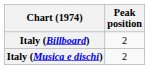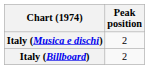rows swapped: (55, 40) <-> (55, 56)
